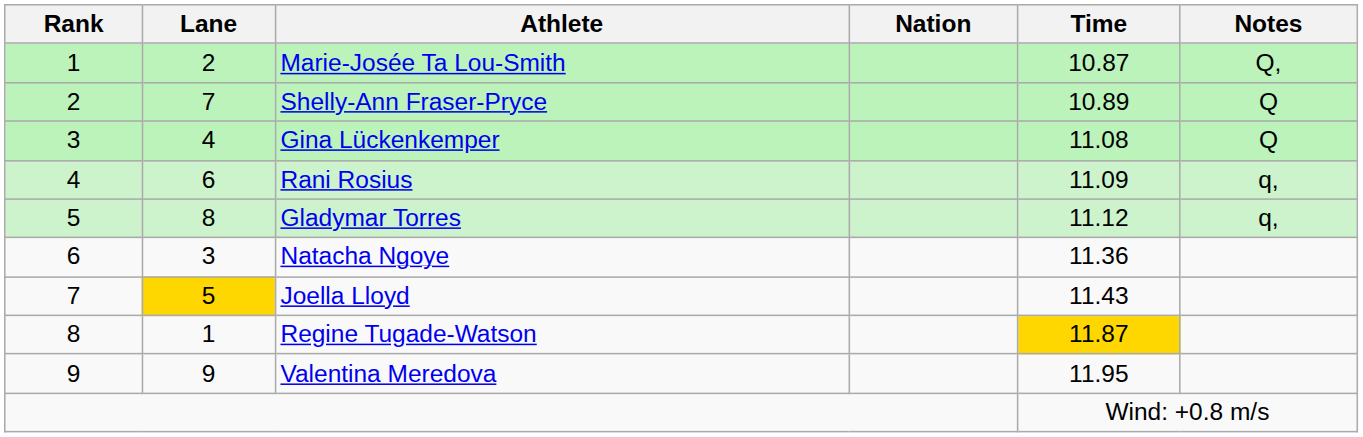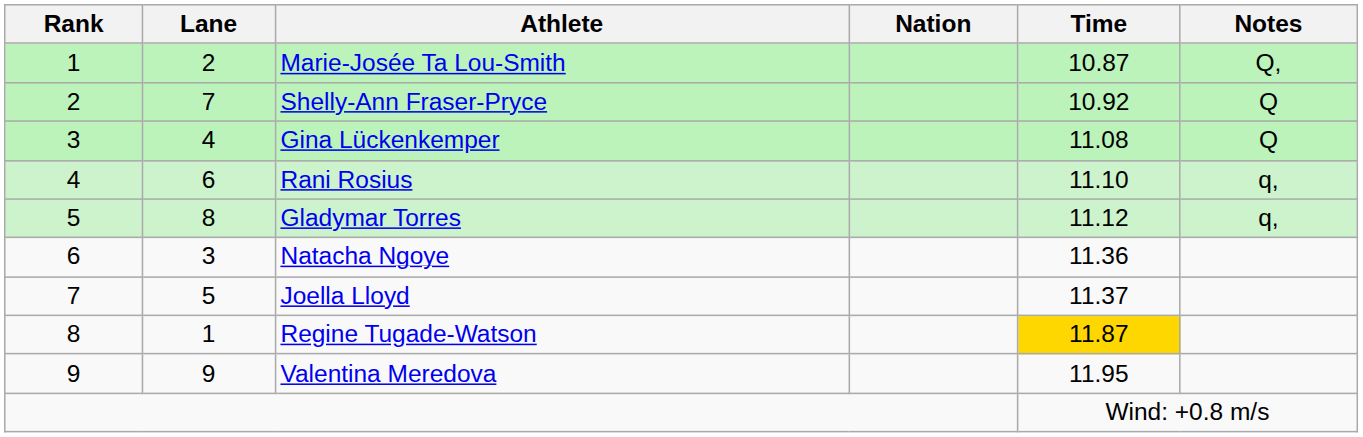(1099, 101) 10.89 -> (1099, 101) 10.92
(1099, 179) 11.09 -> (1099, 179) 11.10
(209, 295) gold background -> (209, 295) no background
(1099, 295) 11.43 -> (1099, 295) 11.37
